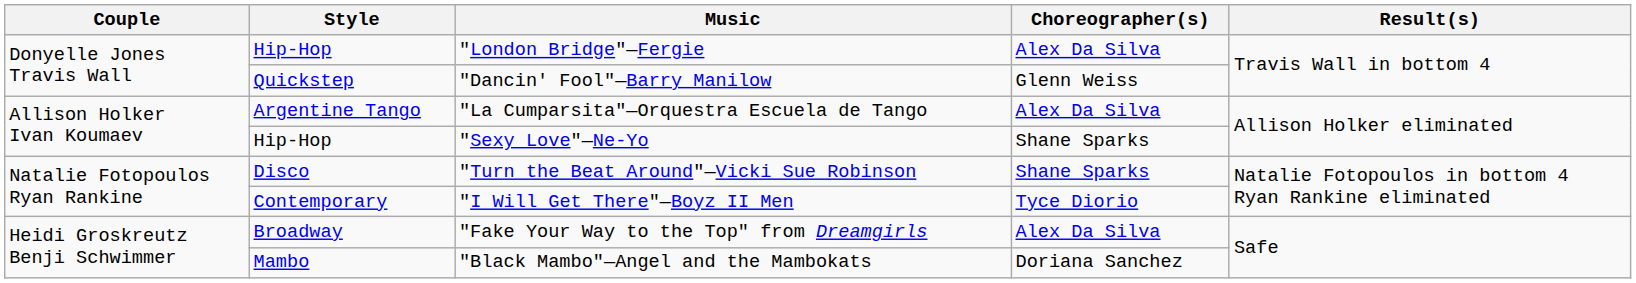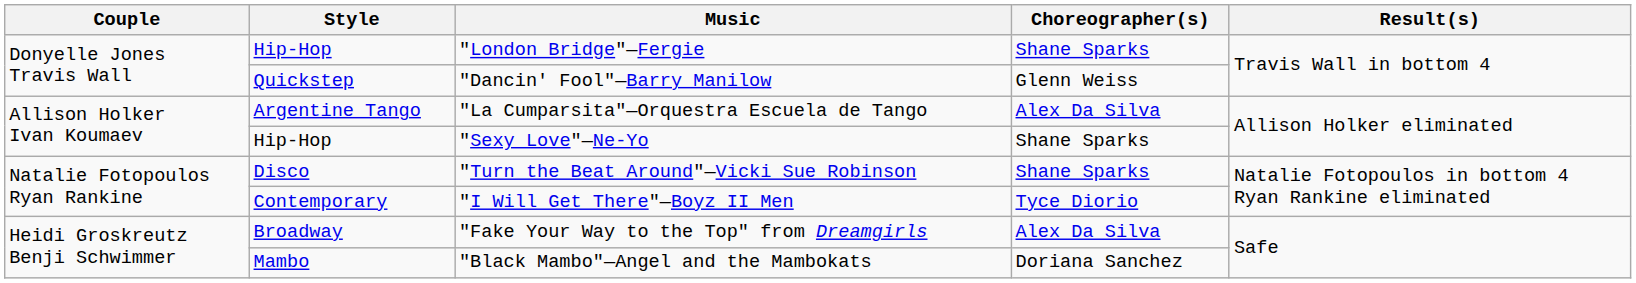(1088, 50) Alex Da Silva -> (1082, 50) Shane Sparks
